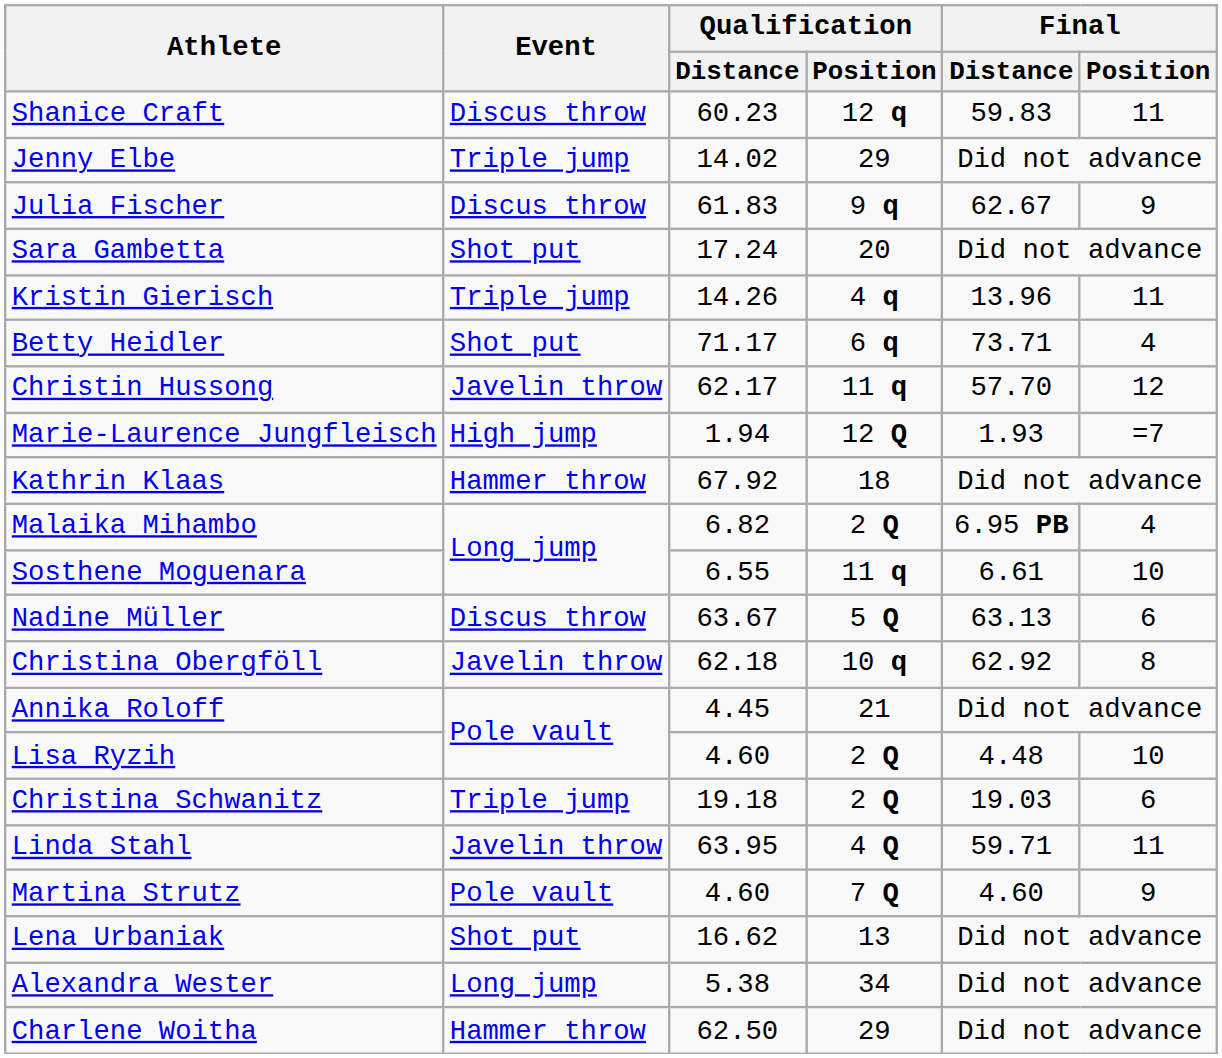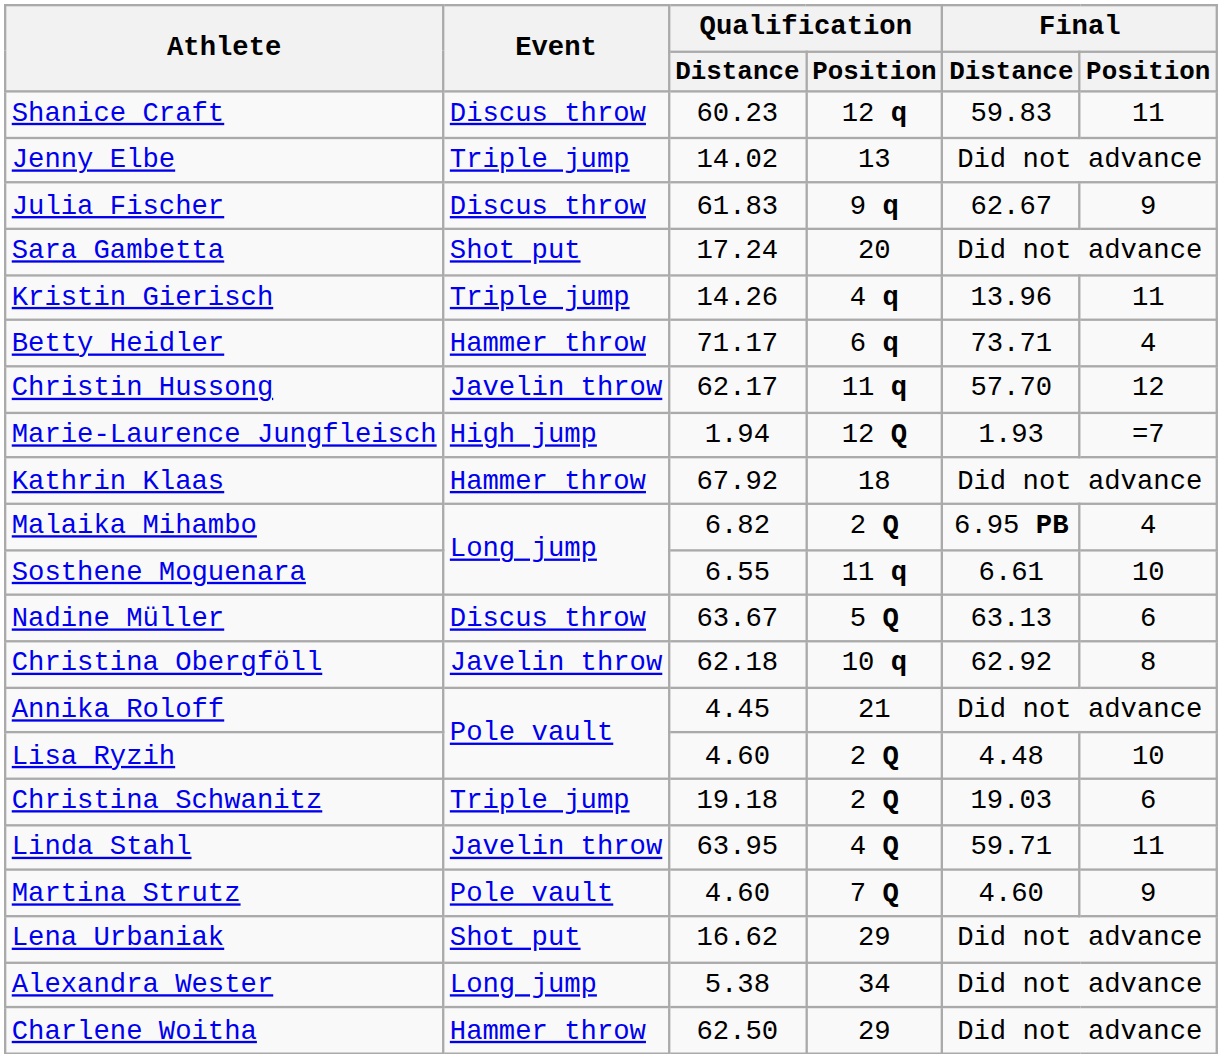(874, 160) 29 -> (874, 160) 13
(515, 343) Shot put -> (548, 343) Hammer throw
(874, 939) 13 -> (874, 939) 29
